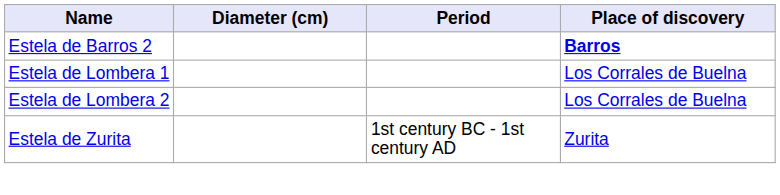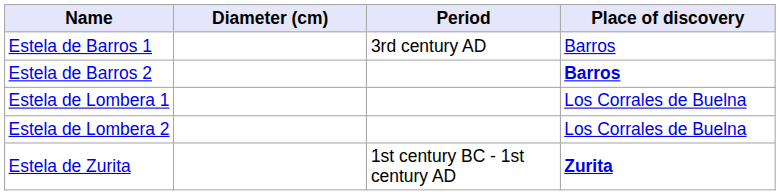+ row: (80, 45)
(587, 138) normal -> (588, 166) bold
